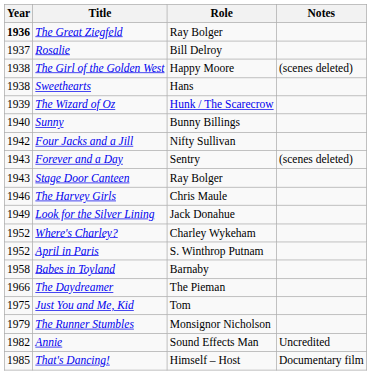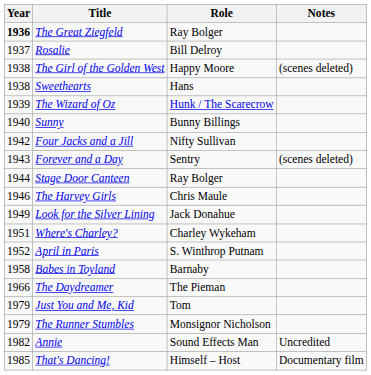(19, 178) 1943 -> (19, 178) 1944
(19, 232) 1952 -> (19, 232) 1951
(19, 305) 1975 -> (19, 305) 1979
